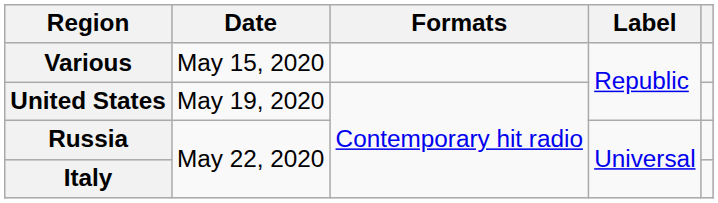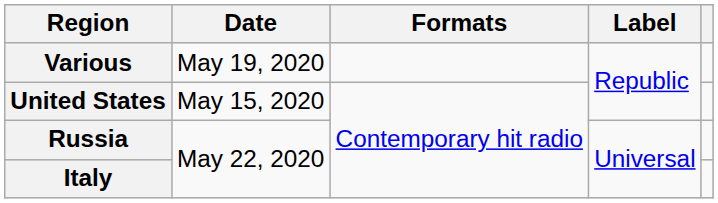(251, 62) May 15, 2020 -> (251, 62) May 19, 2020
(251, 100) May 19, 2020 -> (251, 100) May 15, 2020
